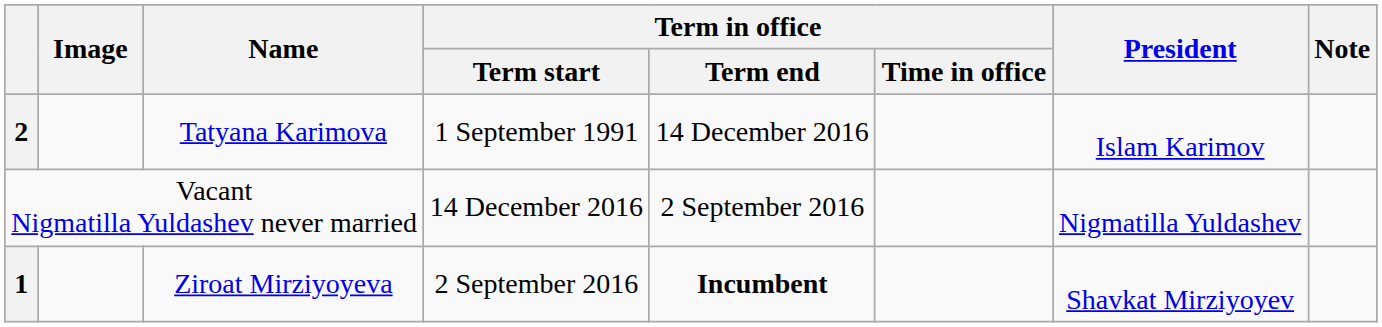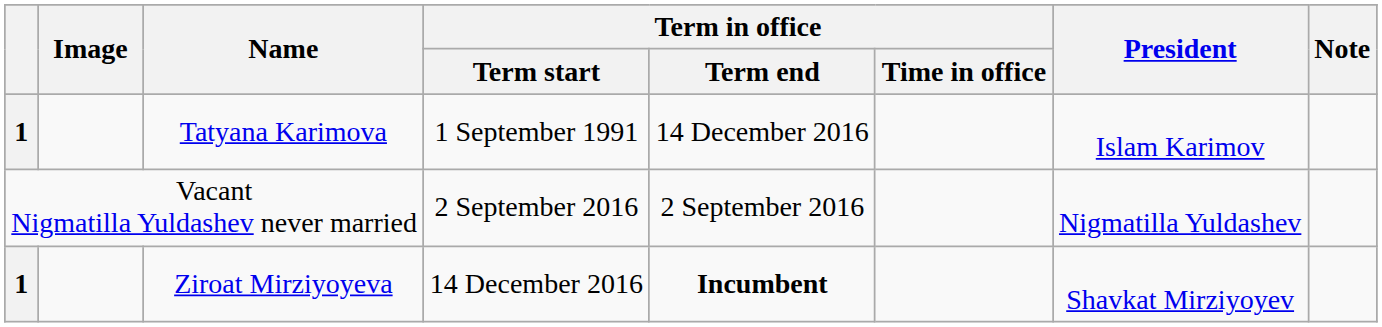(21, 131) 2 -> (21, 131) 1
(536, 207) 14 December 2016 -> (536, 207) 2 September 2016
(536, 283) 2 September 2016 -> (536, 283) 14 December 2016
